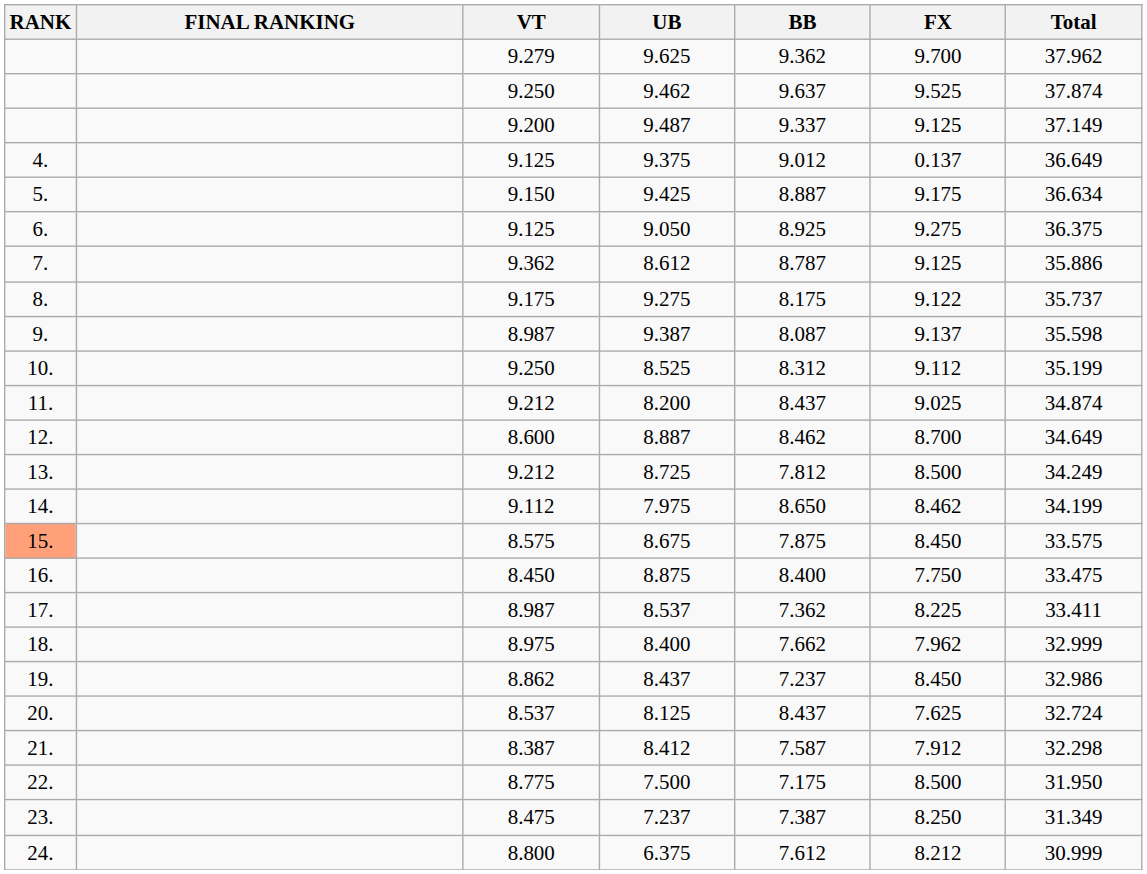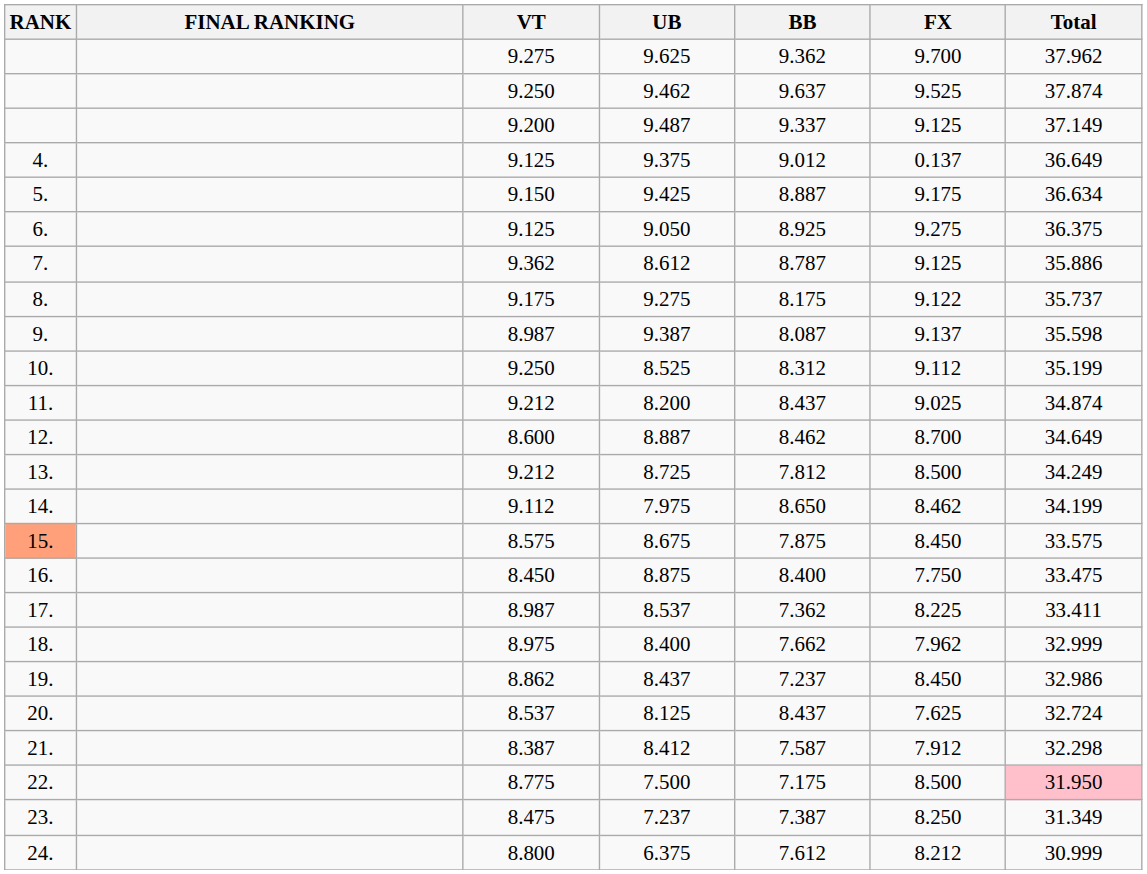(531, 56) 9.279 -> (531, 56) 9.275
(1074, 782) no background -> (1074, 782) pink background
